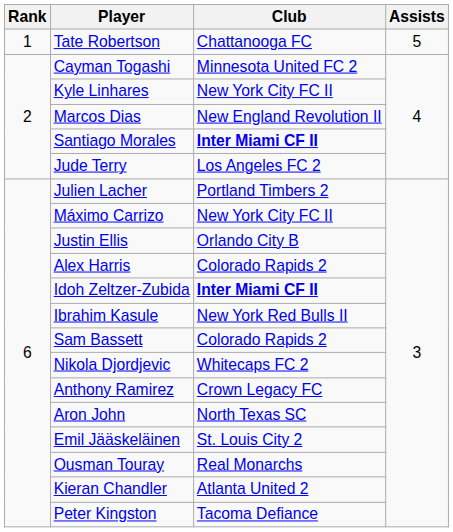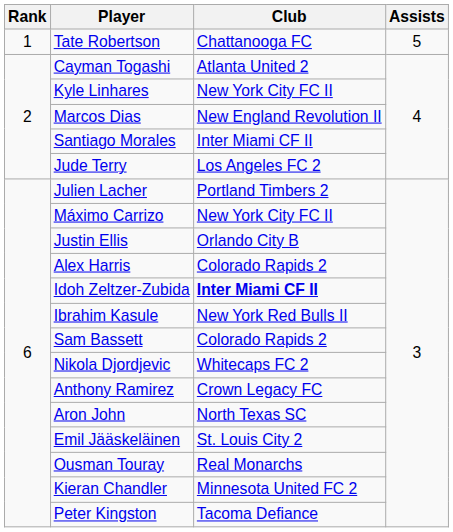(277, 66) Minnesota United FC 2 -> (253, 66) Atlanta United 2
(257, 141) bold -> (255, 141) normal
(253, 489) Atlanta United 2 -> (277, 489) Minnesota United FC 2
